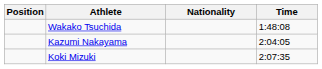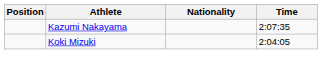- row: (85, 27)
(274, 42) 2:04:05 -> (274, 27) 2:07:35
(274, 57) 2:07:35 -> (274, 42) 2:04:05
